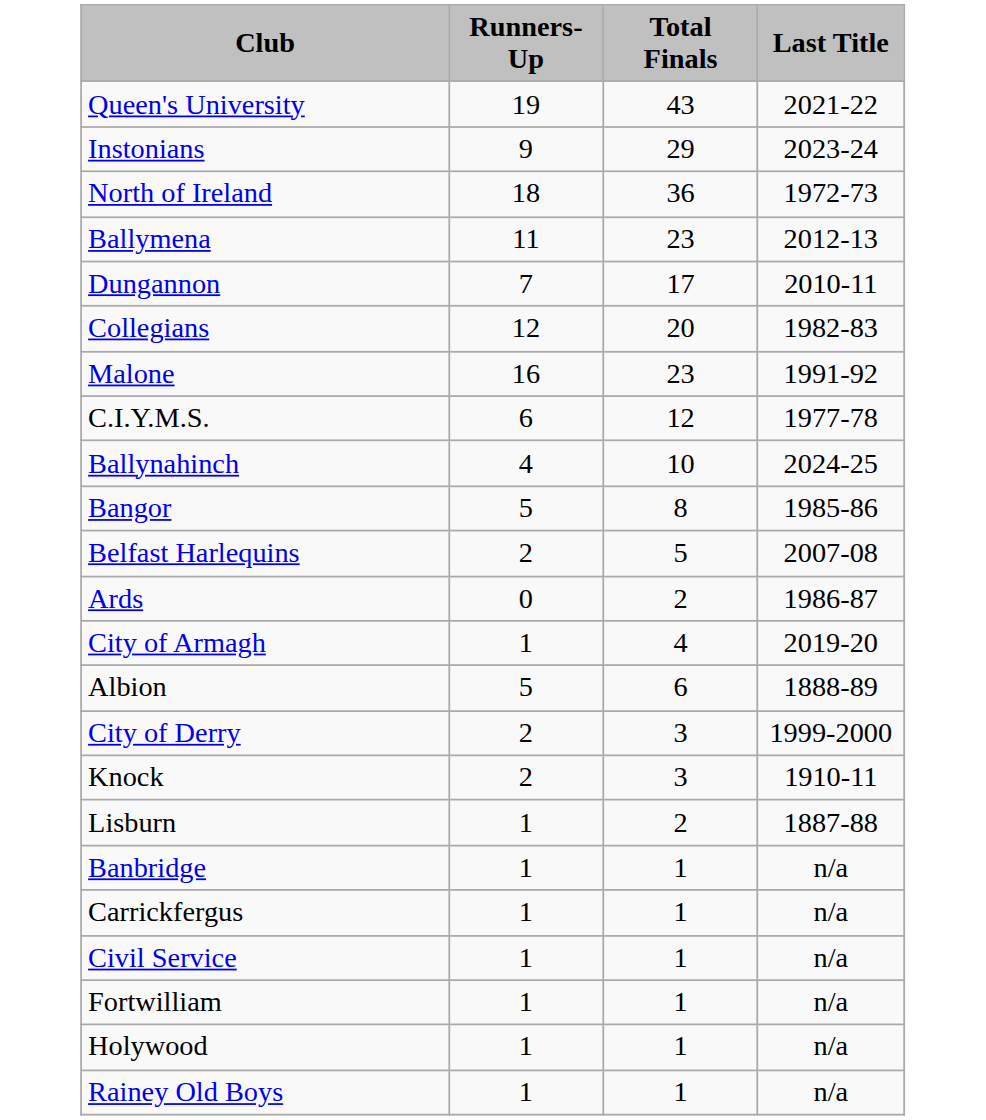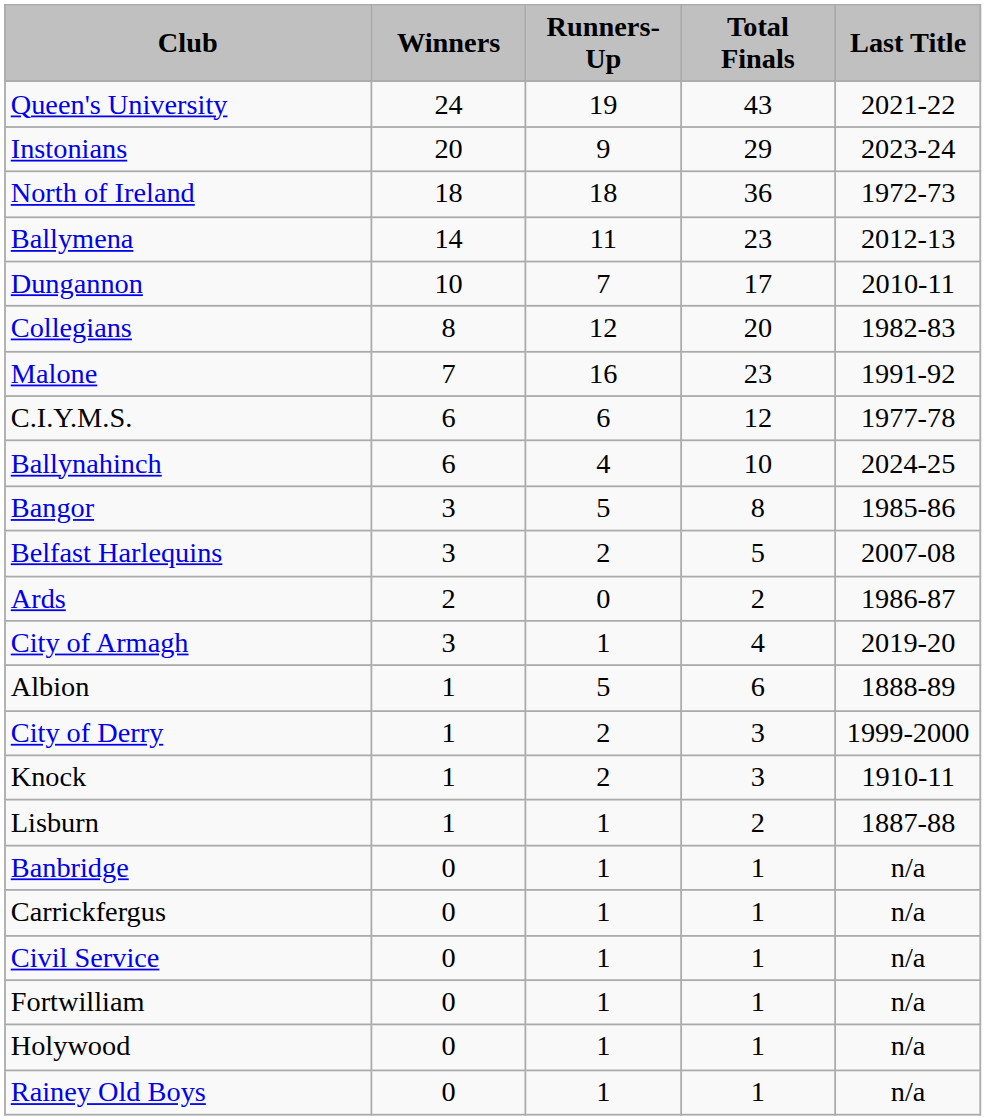+ column: (449, 42)
